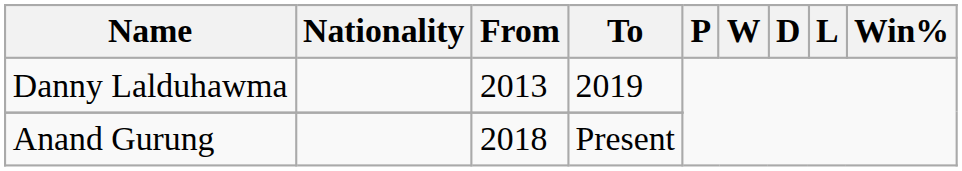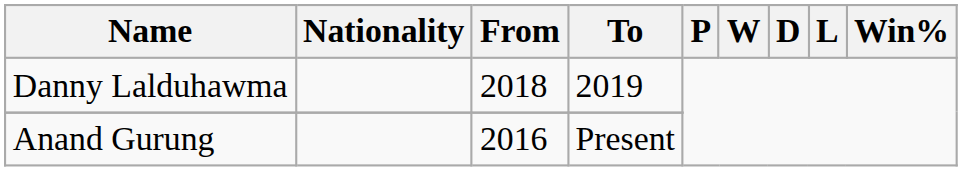(514, 84) 2013 -> (514, 84) 2018
(514, 138) 2018 -> (514, 138) 2016
